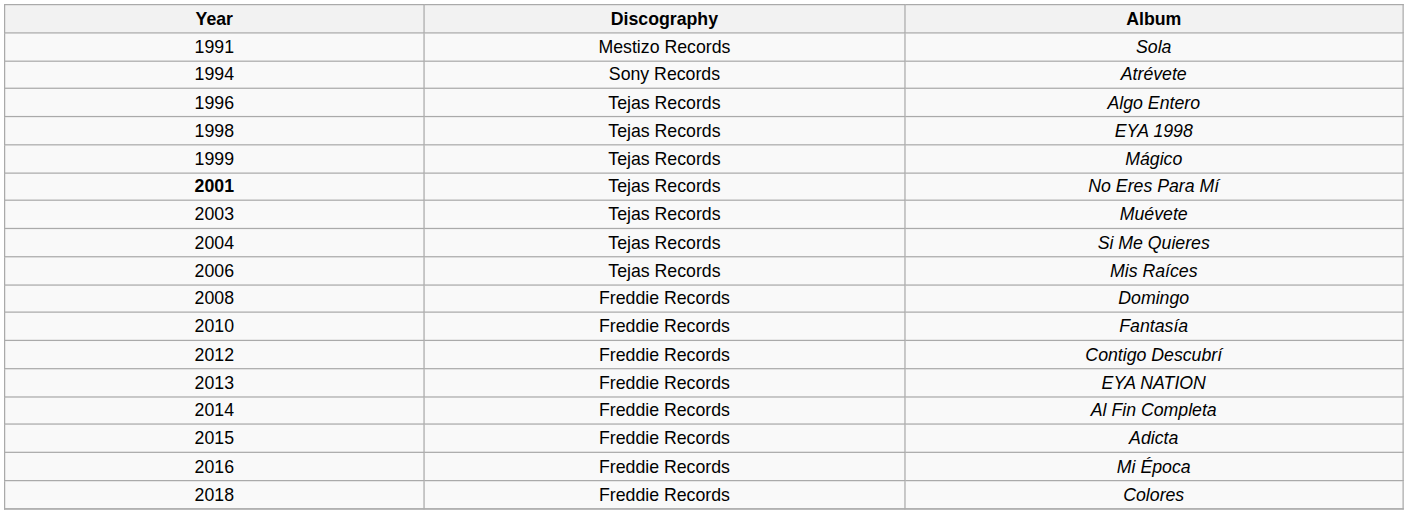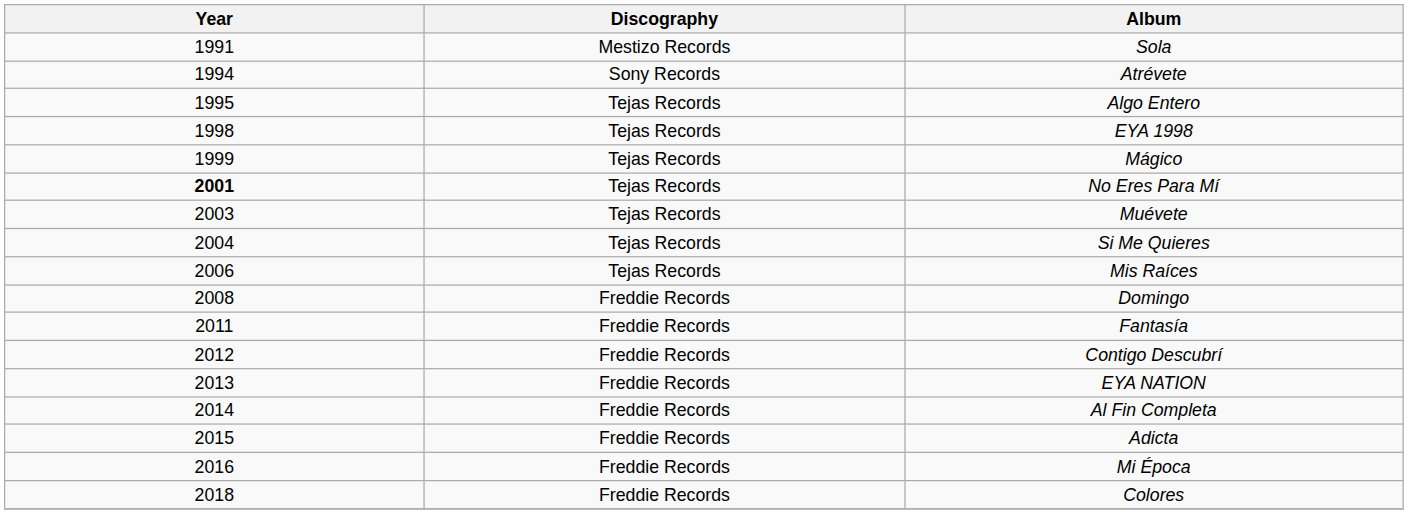(214, 103) 1996 -> (214, 103) 1995
(214, 327) 2010 -> (214, 327) 2011
